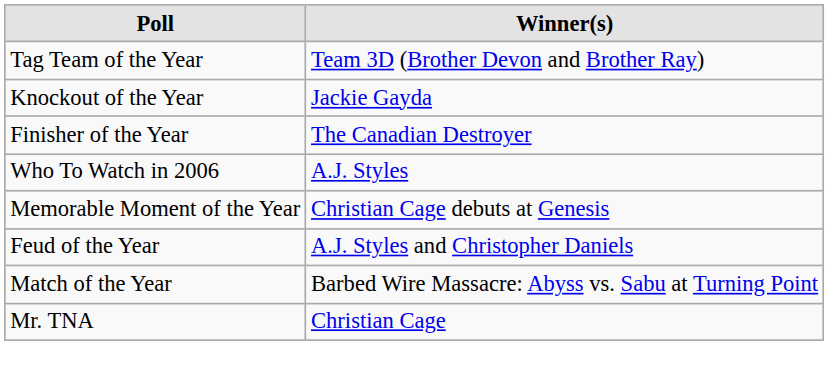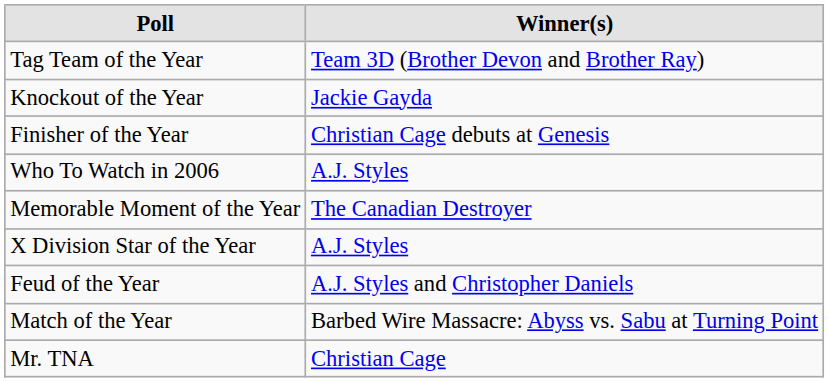(421, 134) The Canadian Destroyer -> (460, 134) Christian Cage debuts at Genesis
(460, 208) Christian Cage debuts at Genesis -> (421, 208) The Canadian Destroyer
+ row: (133, 246)
